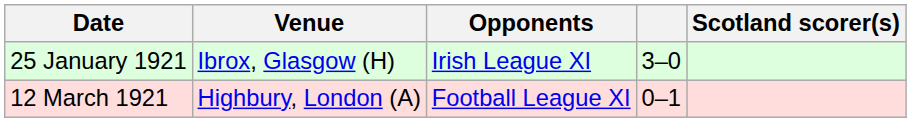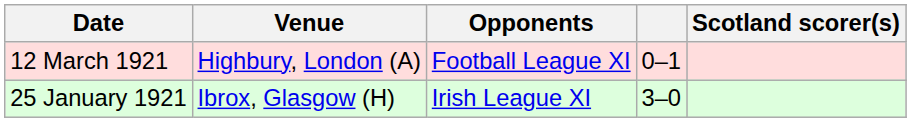rows swapped: (98, 60) <-> (89, 98)
